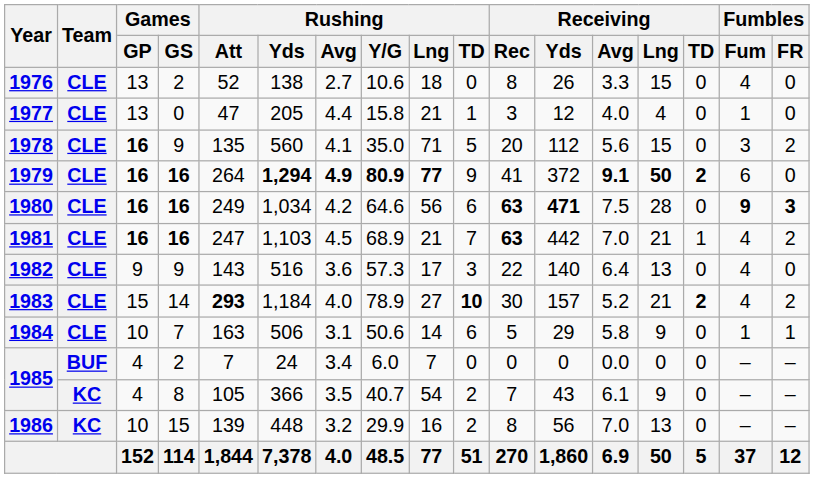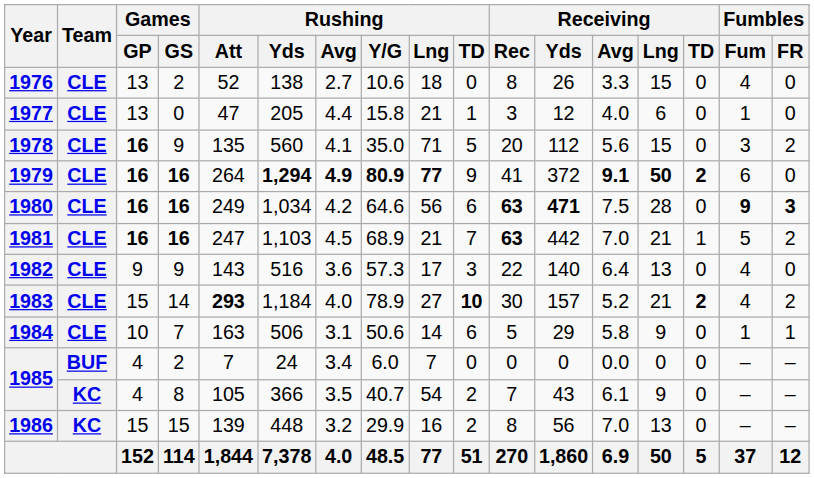(661, 113) 4 -> (661, 113) 6
(745, 238) 4 -> (745, 238) 5
(137, 425) 10 -> (137, 425) 15
